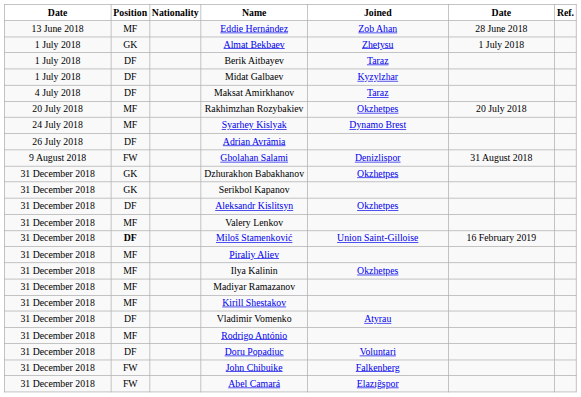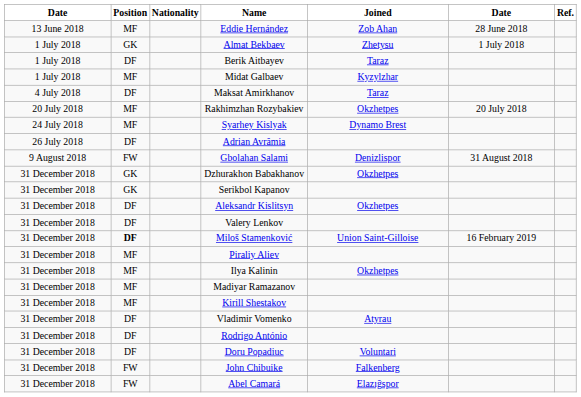(130, 77) DF -> (130, 77) MF
(130, 222) MF -> (130, 222) DF
(130, 335) MF -> (130, 335) DF
